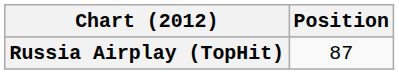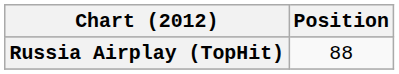(341, 53) 87 -> (341, 53) 88
